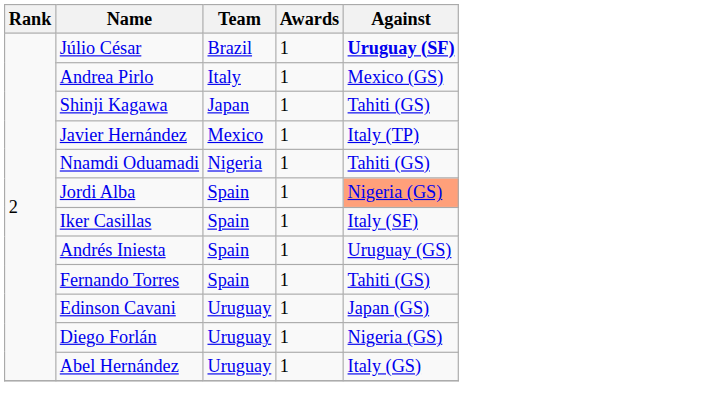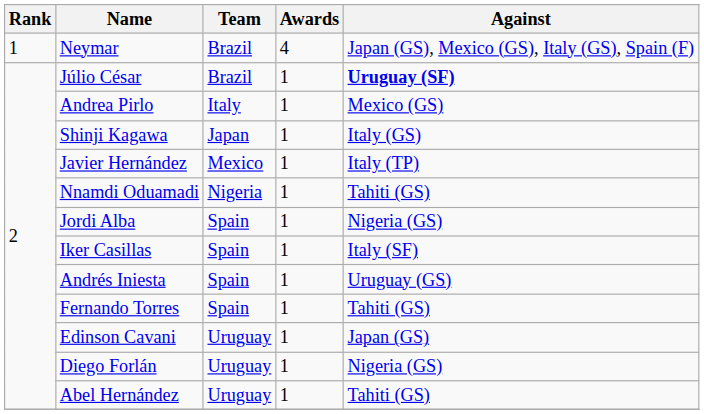+ row: (89, 47)
(389, 105) Tahiti (GS) -> (384, 134) Italy (GS)
(395, 192) lightsalmon background -> (395, 221) no background
(384, 366) Italy (GS) -> (389, 395) Tahiti (GS)
